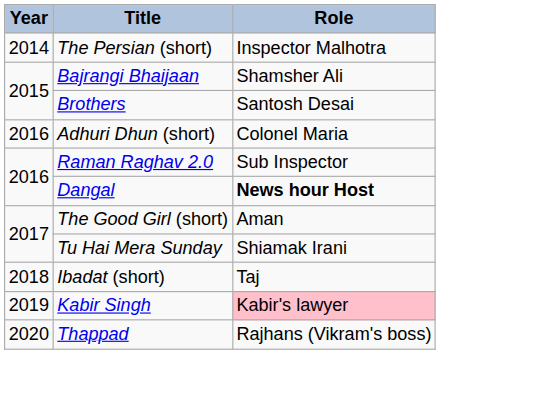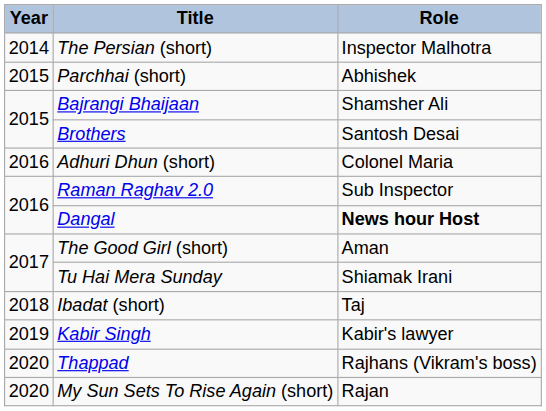+ row: (122, 76)
(292, 305) pink background -> (398, 334) no background
+ row: (195, 391)
